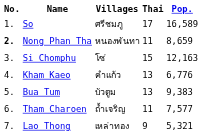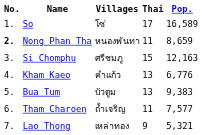(109, 24) ศรีชมภู -> (100, 24) โซ่
(100, 58) โซ่ -> (109, 58) ศรีชมภู
